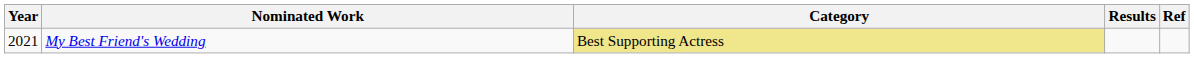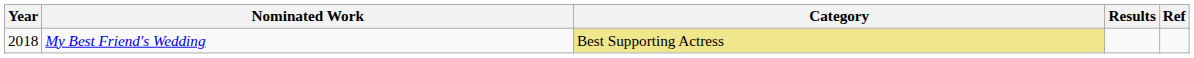(23, 40) 2021 -> (23, 40) 2018
